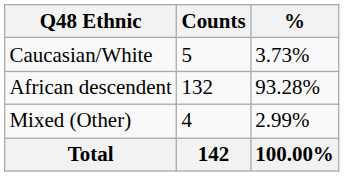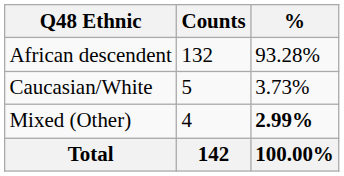rows swapped: (91, 87) <-> (81, 54)
(282, 120) normal -> (284, 120) bold
